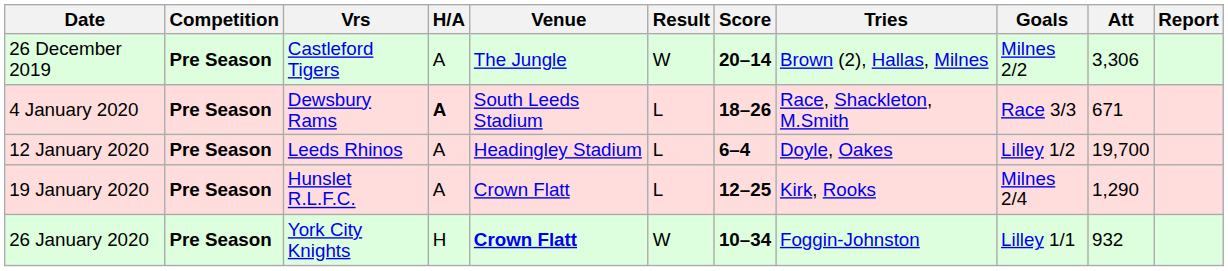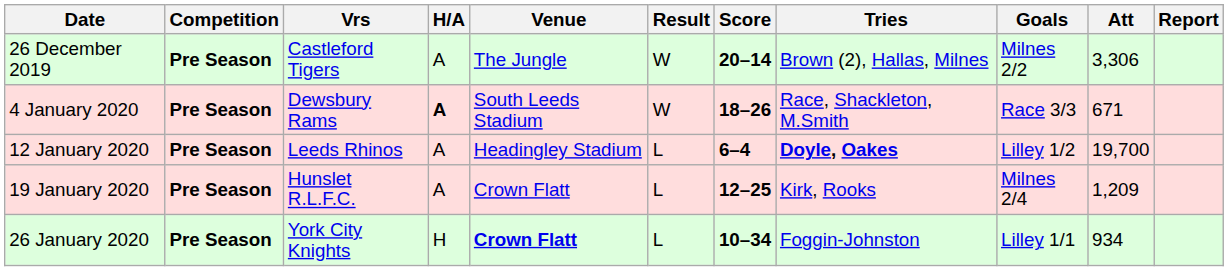(658, 109) L -> (662, 109) W
(836, 149) normal -> (839, 149) bold
(1115, 189) 1,290 -> (1115, 189) 1,209
(662, 239) W -> (658, 239) L
(1108, 239) 932 -> (1108, 239) 934
